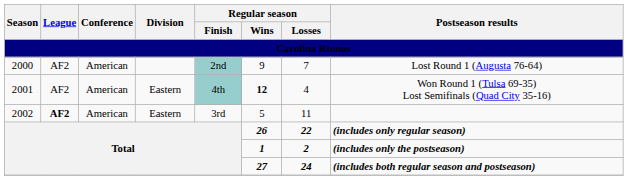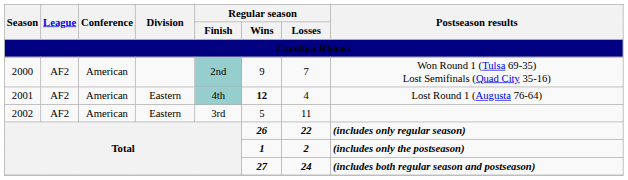(477, 66) Lost Round 1 (Augusta 76-64) -> (477, 72) Won Round 1 (Tulsa 69-35) Lost Semifinals (Quad City 35-16)
(477, 89) Won Round 1 (Tulsa 69-35) Lost Semifinals (Quad City 35-16) -> (477, 96) Lost Round 1 (Augusta 76-64)
(60, 113) bold -> (60, 113) normal
